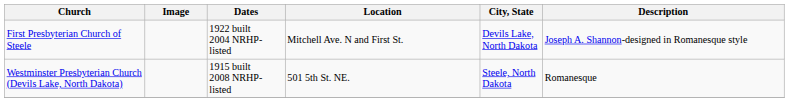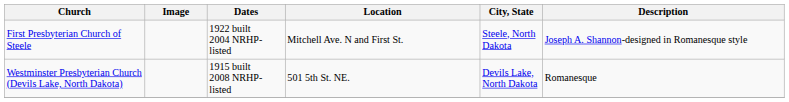(510, 39) Devils Lake, North Dakota -> (509, 39) Steele, North Dakota
(509, 78) Steele, North Dakota -> (510, 78) Devils Lake, North Dakota
